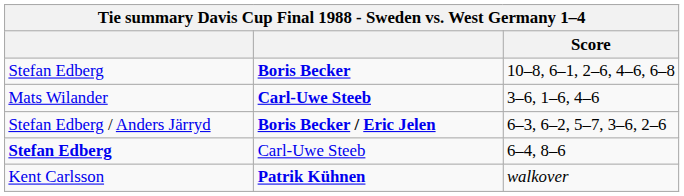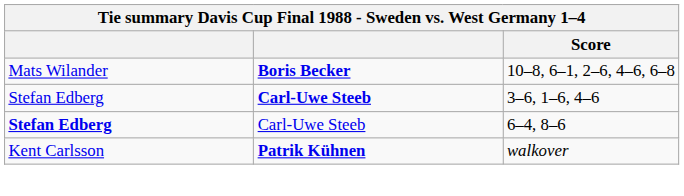(56, 71) Stefan Edberg -> (58, 71) Mats Wilander
(58, 97) Mats Wilander -> (56, 97) Stefan Edberg
- row: (587, 124)
